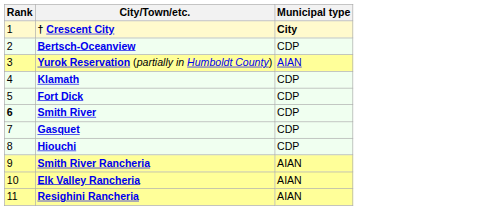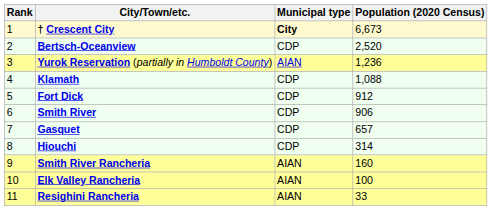+ column: (420, 12)
(10, 113) bold -> (10, 113) normal
